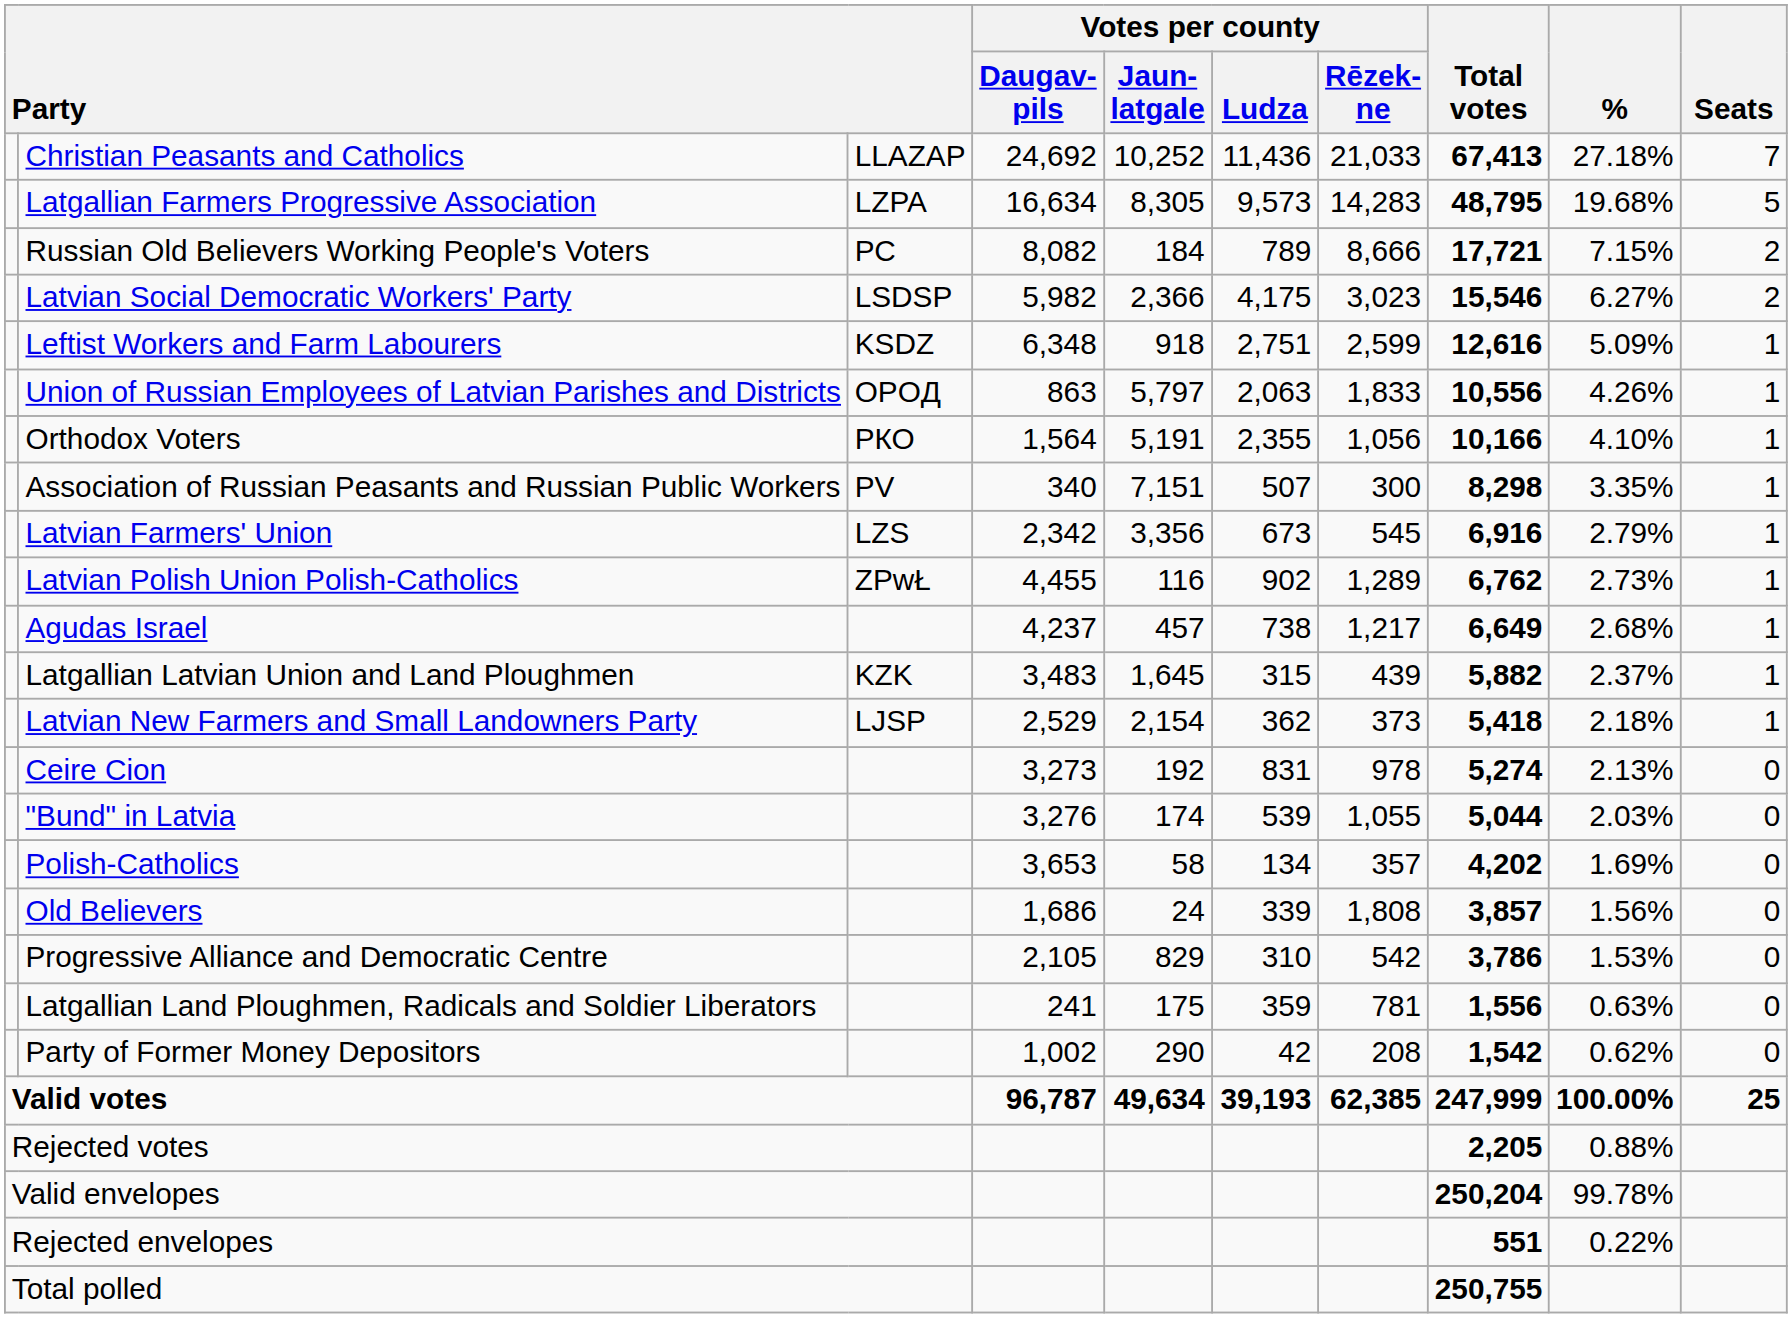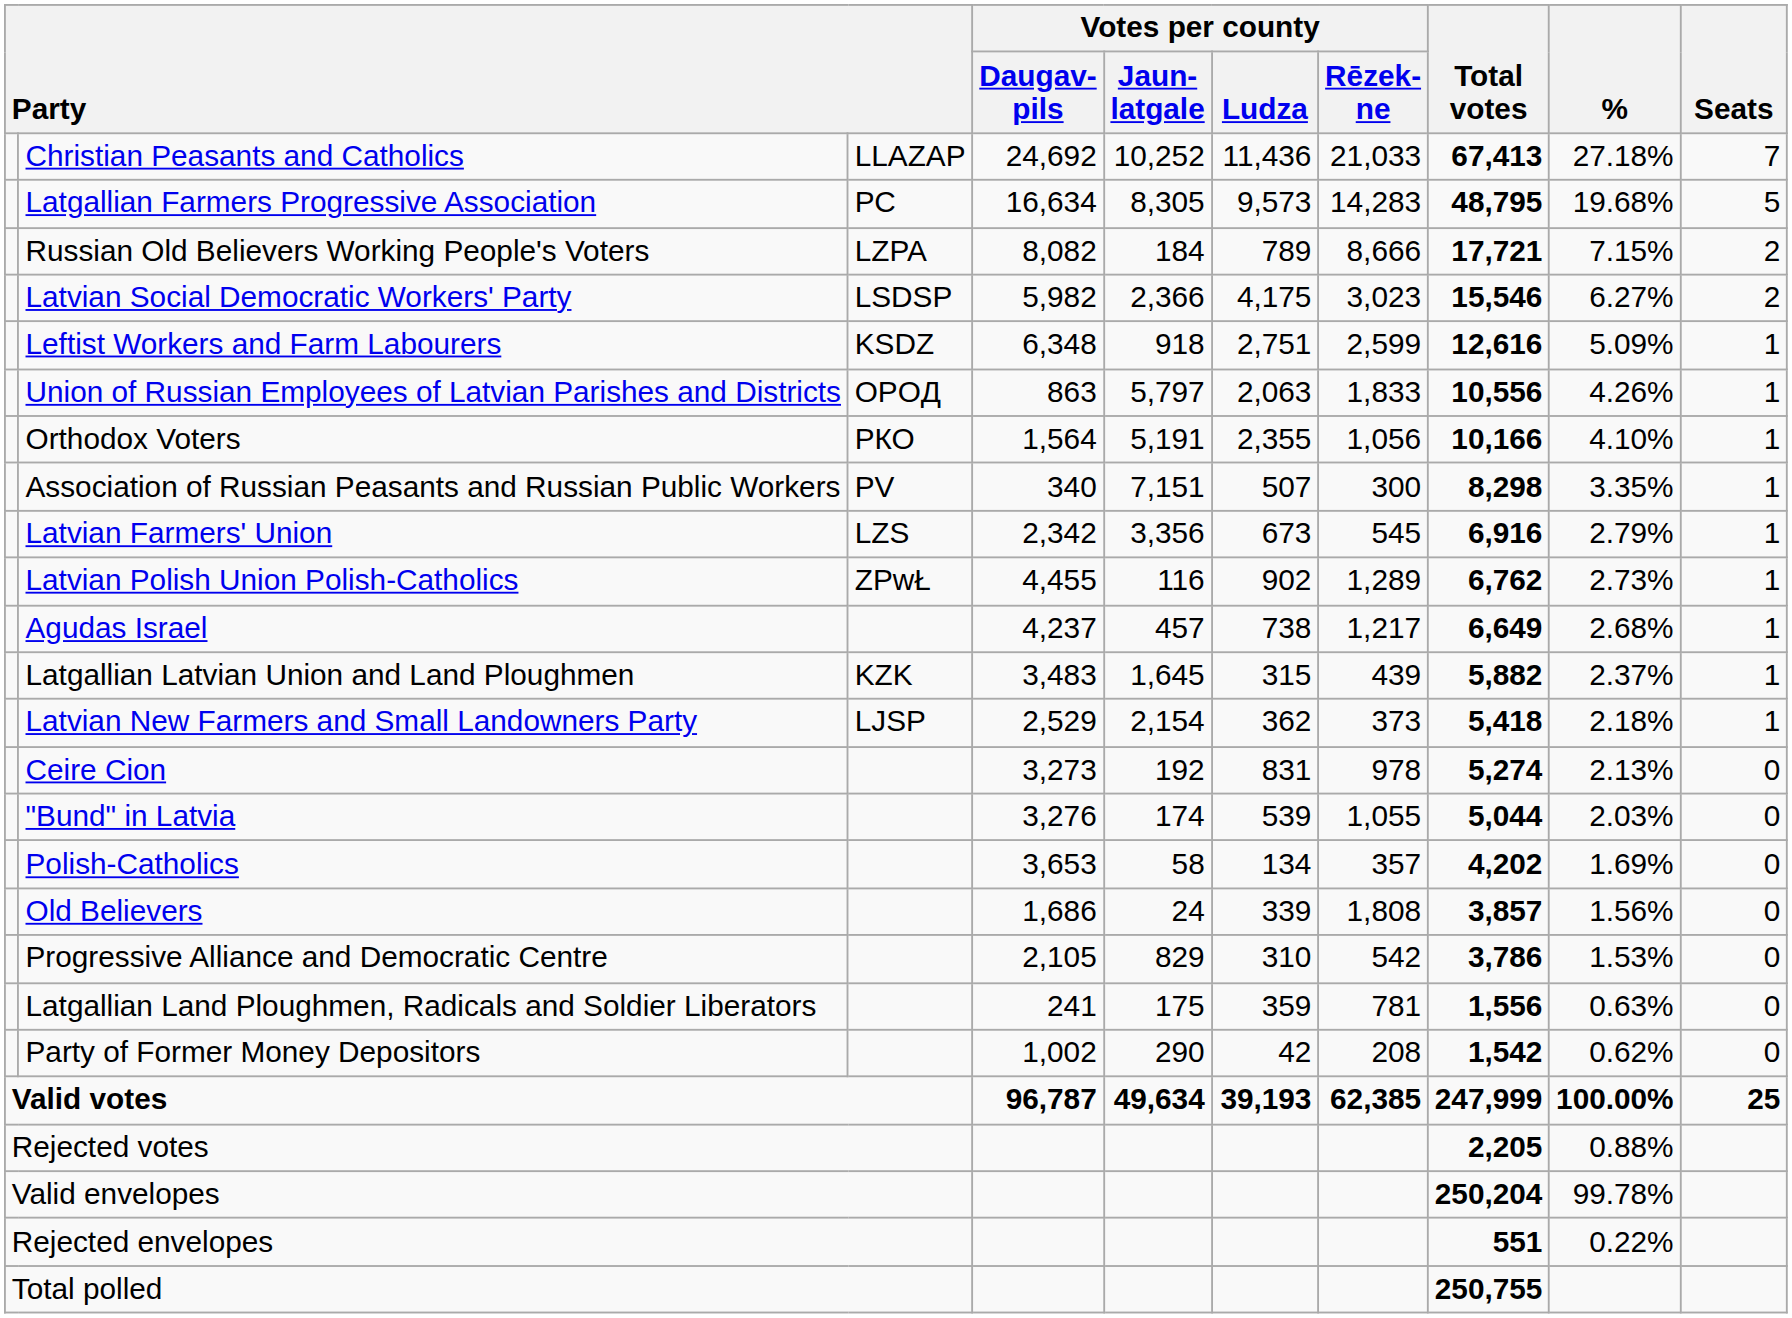(891, 203) LZPA -> (875, 203) РС
(875, 250) РС -> (891, 250) LZPA
